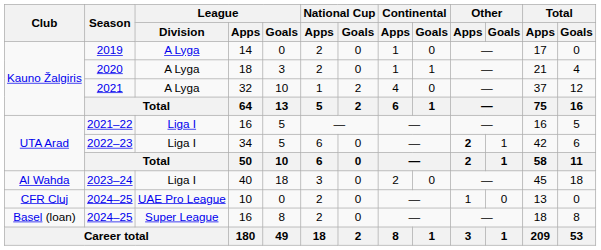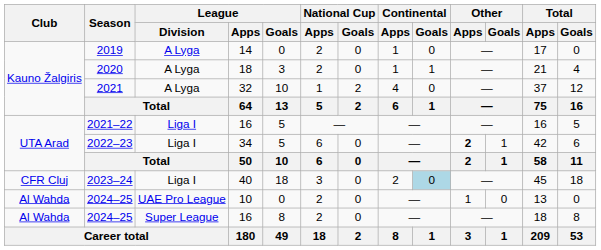(44, 180) Al Wahda -> (44, 180) CFR Cluj
(432, 180) no background -> (432, 180) lightblue background
(44, 198) CFR Cluj -> (44, 198) Al Wahda
(44, 217) Basel (loan) -> (44, 217) Al Wahda
